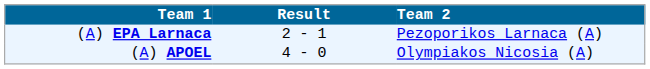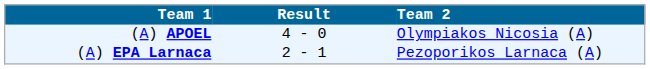rows swapped: (171, 54) <-> (144, 34)
